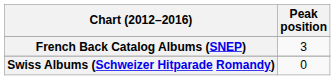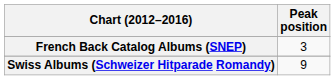(304, 65) 0 -> (304, 65) 9
